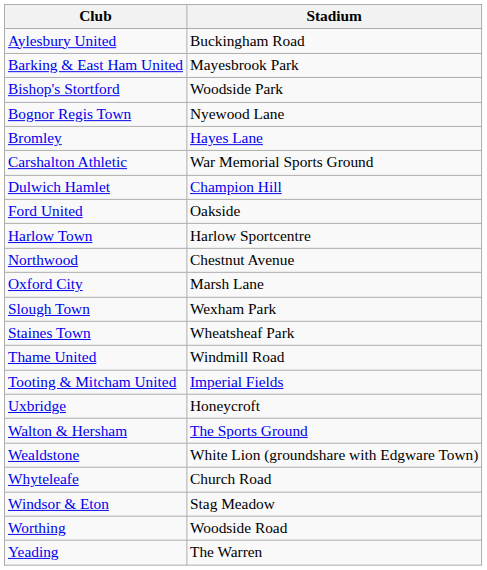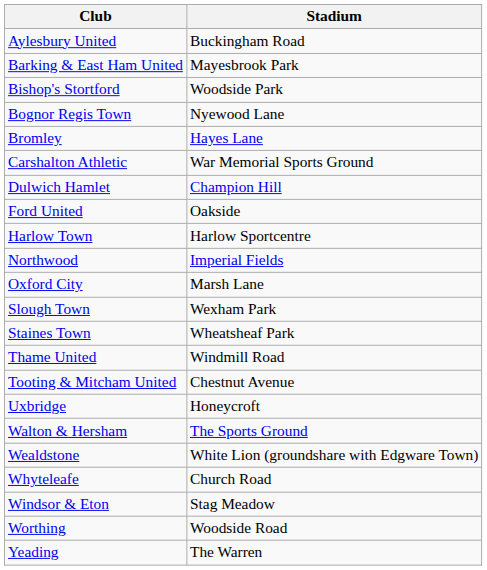(242, 260) Chestnut Avenue -> (237, 260) Imperial Fields
(237, 382) Imperial Fields -> (242, 382) Chestnut Avenue
